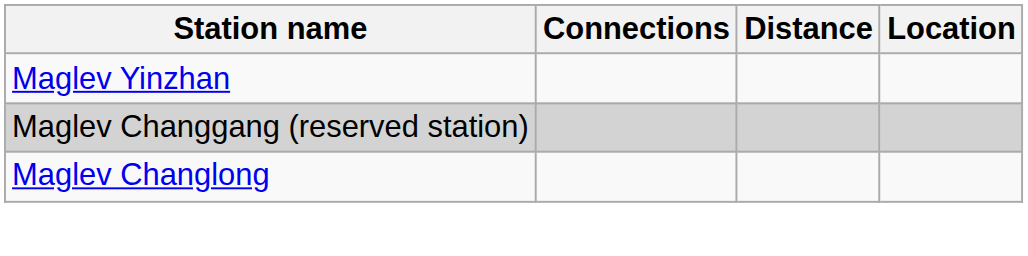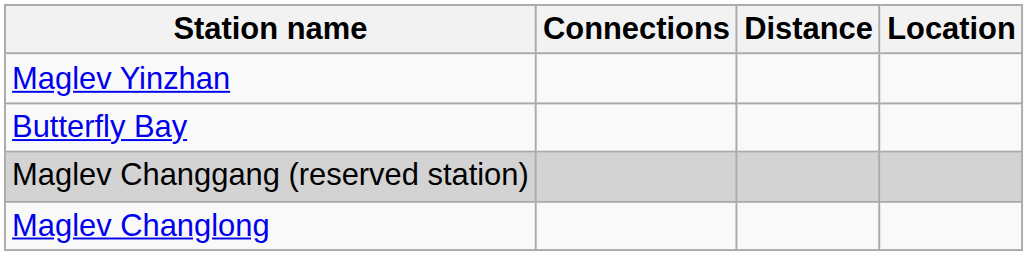+ row: (100, 126)
